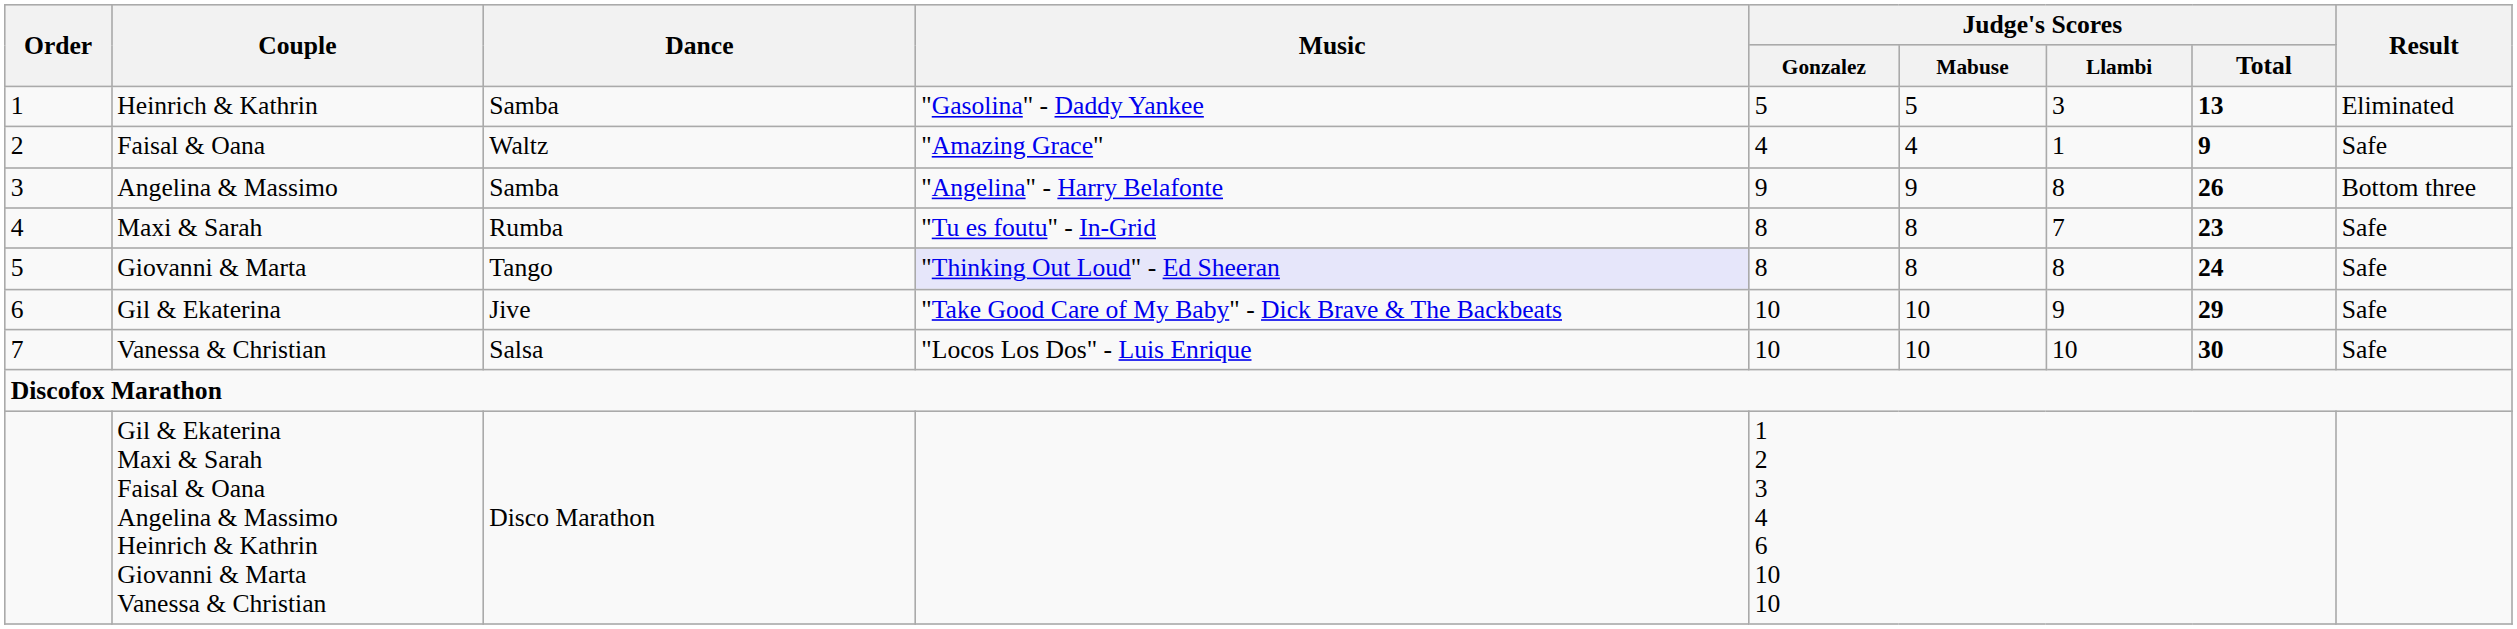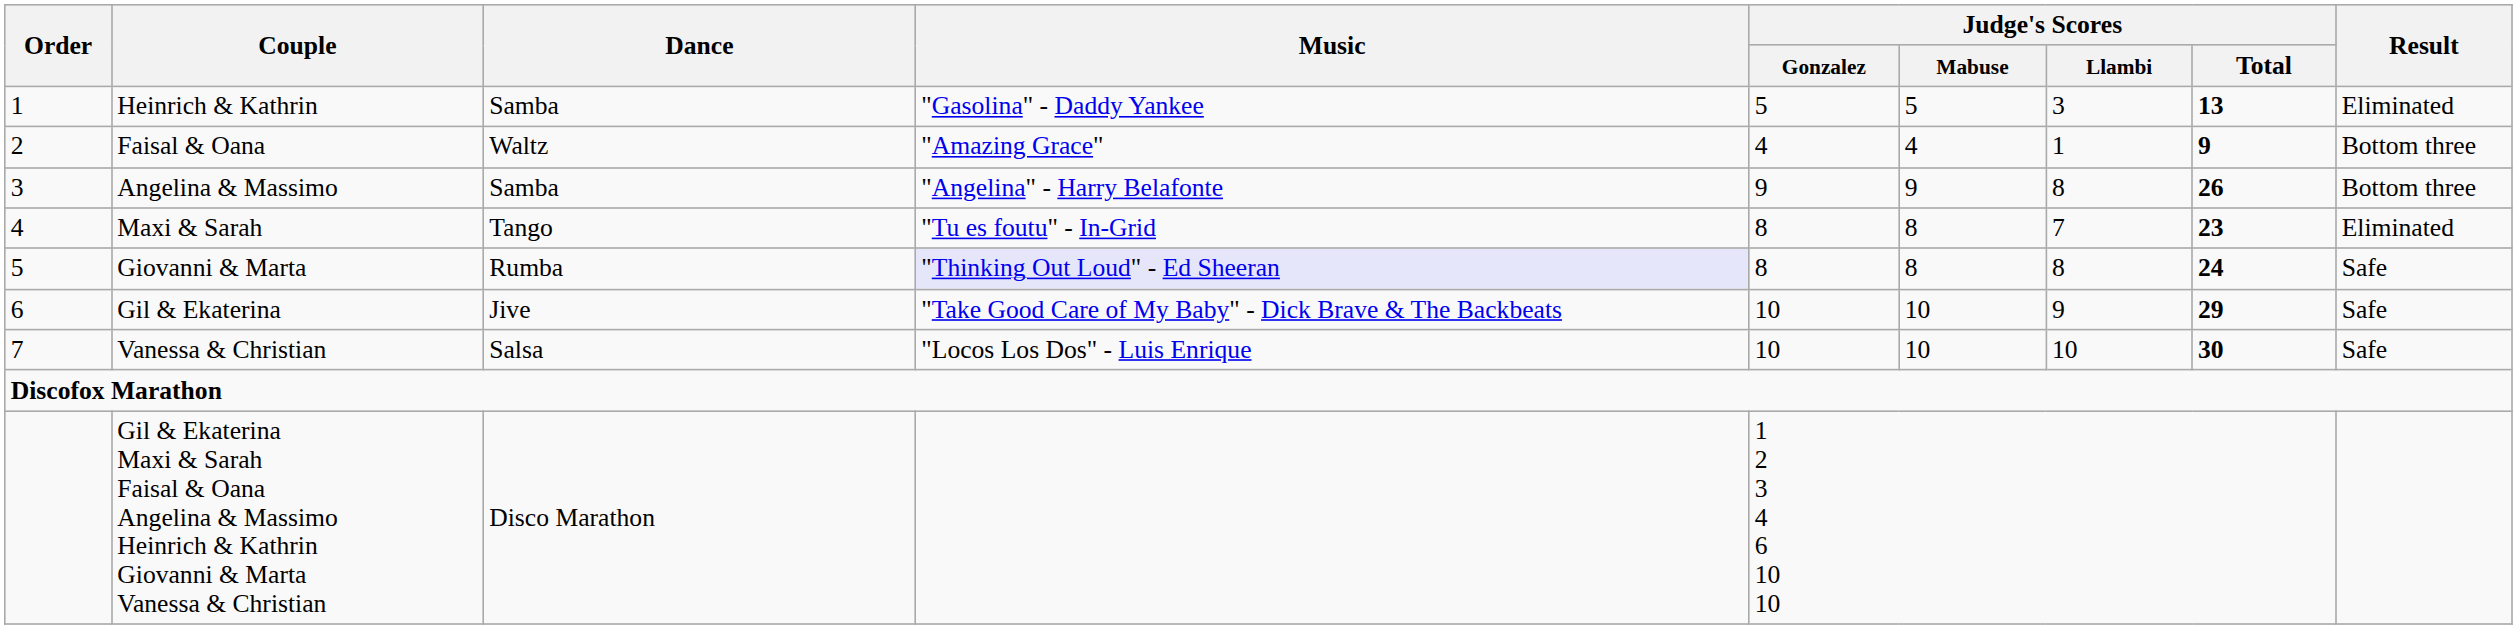(2364, 146) Safe -> (2409, 146) Bottom three
(526, 227) Rumba -> (521, 227) Tango
(2364, 227) Safe -> (2398, 227) Eliminated
(521, 268) Tango -> (526, 268) Rumba
